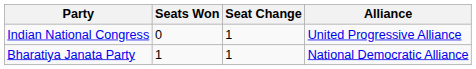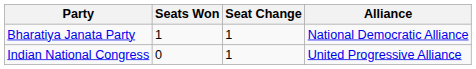rows swapped: (71, 54) <-> (78, 34)
